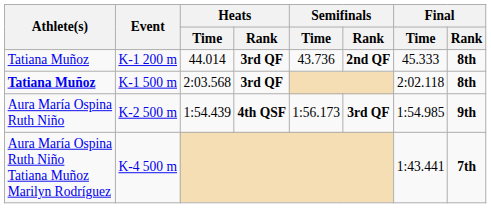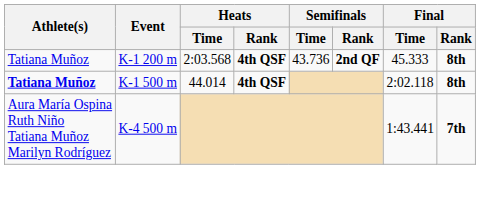(207, 60) 44.014 -> (207, 60) 2:03.568
(262, 60) 3rd QF -> (262, 60) 4th QSF
(207, 83) 2:03.568 -> (207, 83) 44.014
(262, 83) 3rd QF -> (262, 83) 4th QSF
- row: (148, 113)
